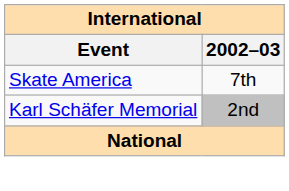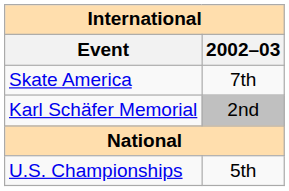+ row: (96, 170)
